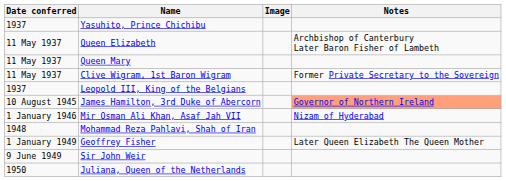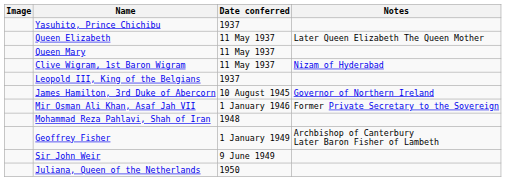columns swapped: (277, 11) <-> (41, 11)
(366, 43) Archbishop of Canterbury Later Baron Fisher of Lambeth -> (389, 38) Later Queen Elizabeth The Queen Mother
(396, 75) Former Private Secretary to the Sovereign -> (339, 65) Nizam of Hyderabad
(364, 102) lightsalmon background -> (364, 92) no background
(339, 116) Nizam of Hyderabad -> (396, 106) Former Private Secretary to the Sovereign
(389, 143) Later Queen Elizabeth The Queen Mother -> (366, 138) Archbishop of Canterbury Later Baron Fisher of Lambeth
